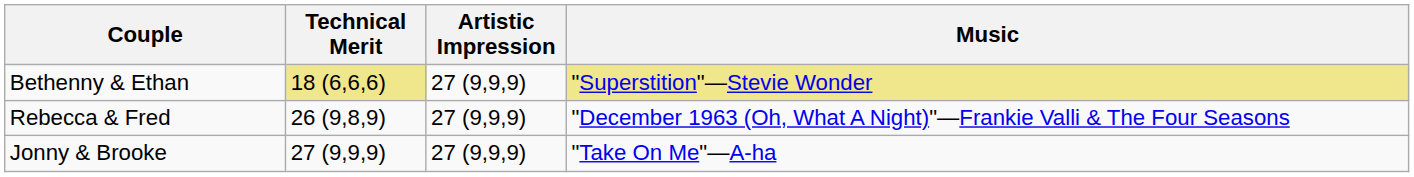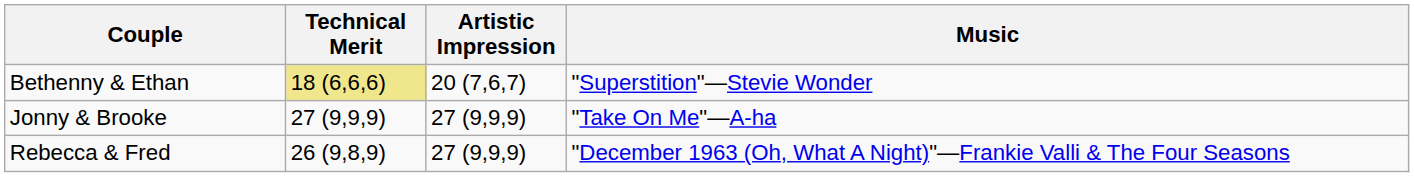(479, 82) 27 (9,9,9) -> (479, 82) 20 (7,6,7)
(722, 82) khaki background -> (722, 82) no background
rows swapped: (88, 152) <-> (90, 117)
